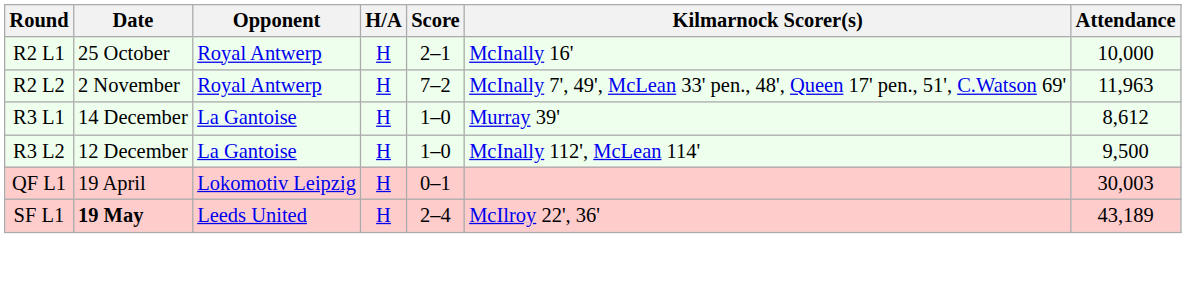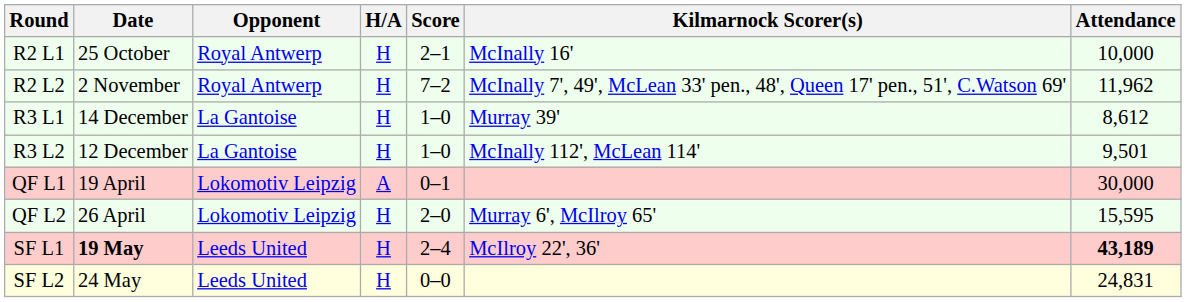(1126, 85) 11,963 -> (1126, 85) 11,962
(1126, 150) 9,500 -> (1126, 150) 9,501
(384, 183) H -> (384, 183) A
(1126, 183) 30,003 -> (1126, 183) 30,000
+ row: (39, 215)
(1126, 215) normal -> (1126, 248) bold
+ row: (39, 280)
